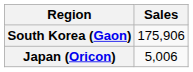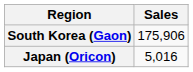(161, 56) 5,006 -> (161, 56) 5,016
